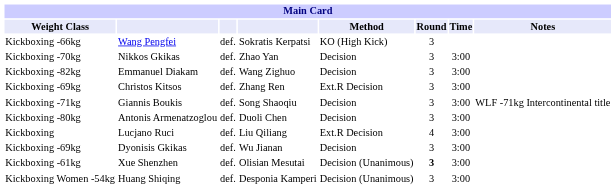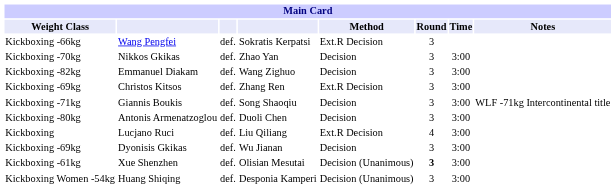(354, 41) KO (High Kick) -> (351, 41) Ext.R Decision
